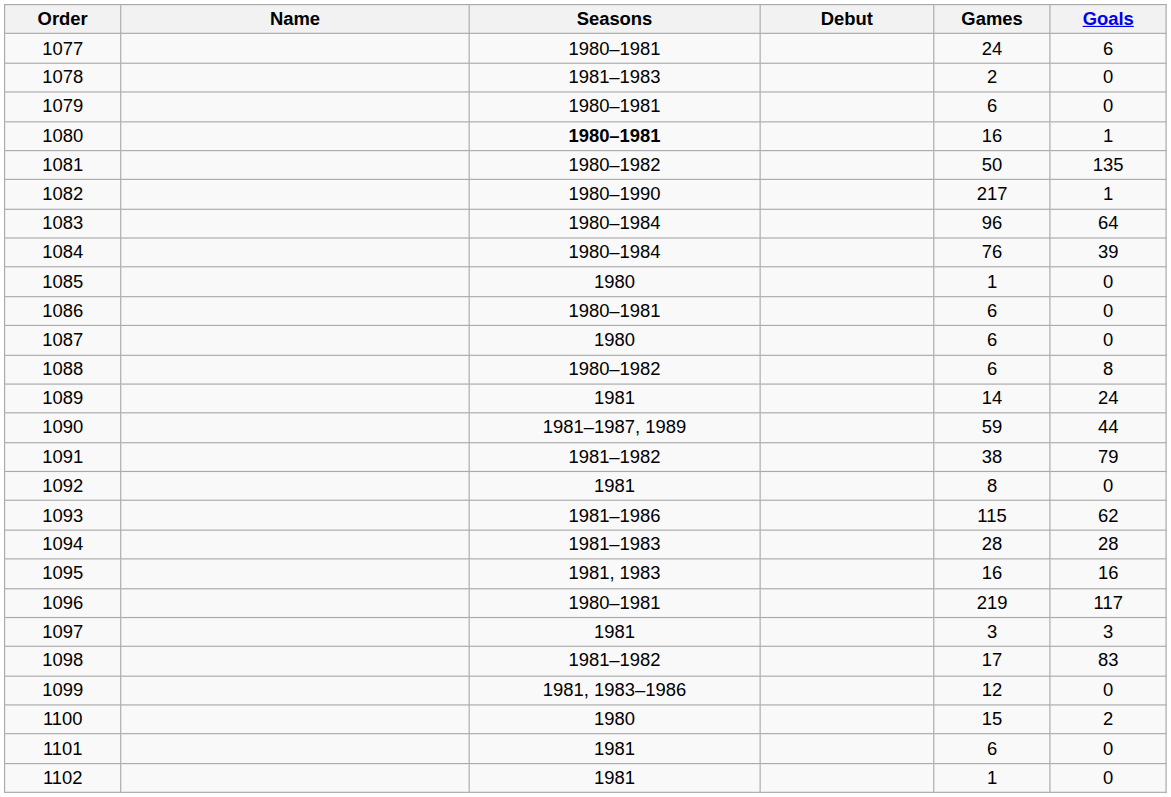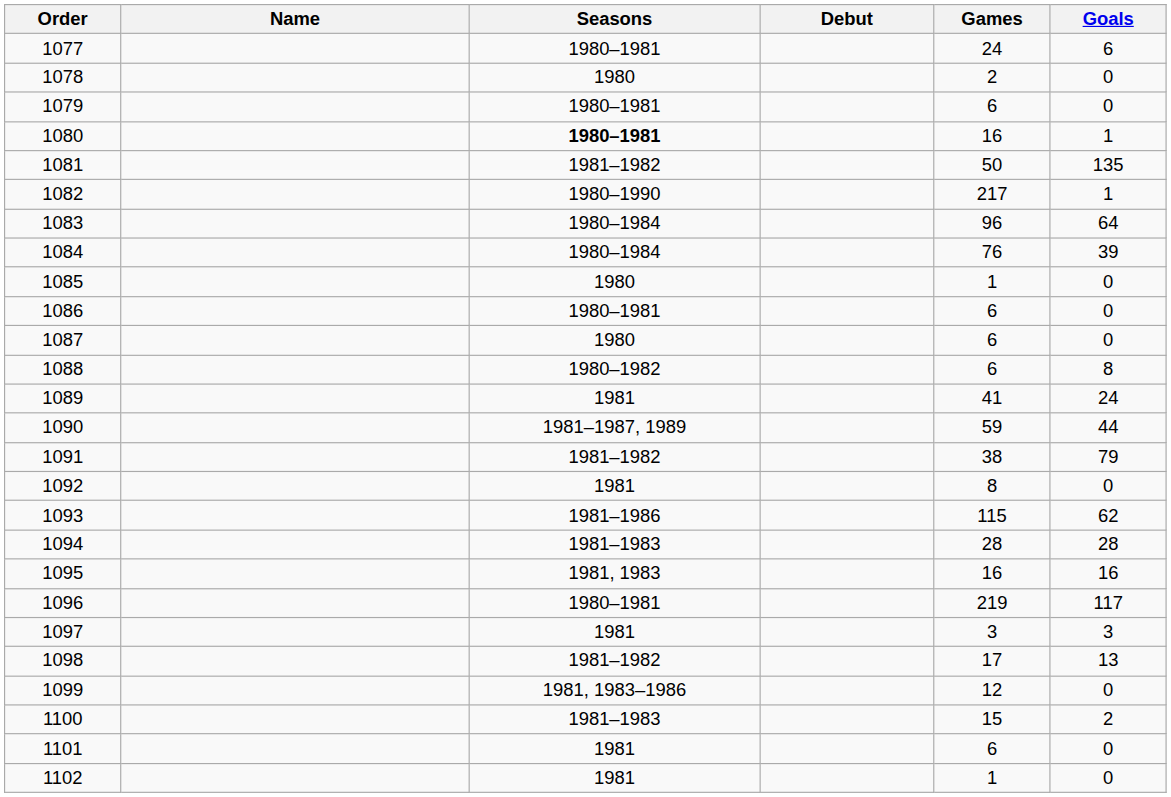(614, 77) 1981–1983 -> (614, 77) 1980
(614, 164) 1980–1982 -> (614, 164) 1981–1982
(992, 398) 14 -> (992, 398) 41
(1108, 661) 83 -> (1108, 661) 13
(614, 719) 1980 -> (614, 719) 1981–1983
